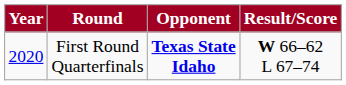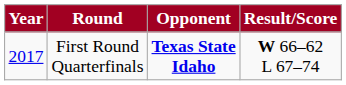(26, 55) 2020 -> (26, 55) 2017
